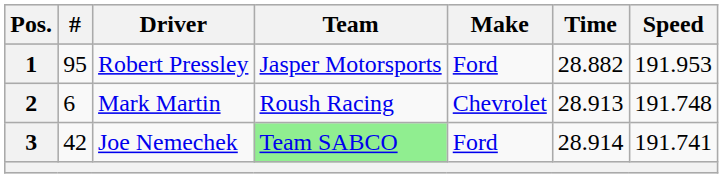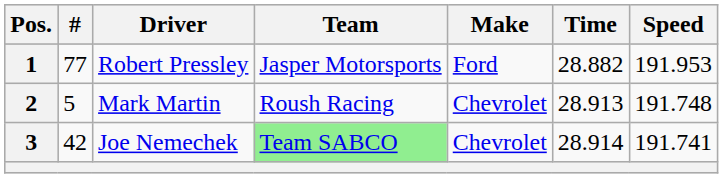(75, 63) 95 -> (75, 63) 77
(69, 103) 6 -> (69, 103) 5
(475, 142) Ford -> (500, 142) Chevrolet
